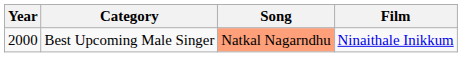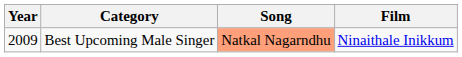(23, 39) 2000 -> (23, 39) 2009
